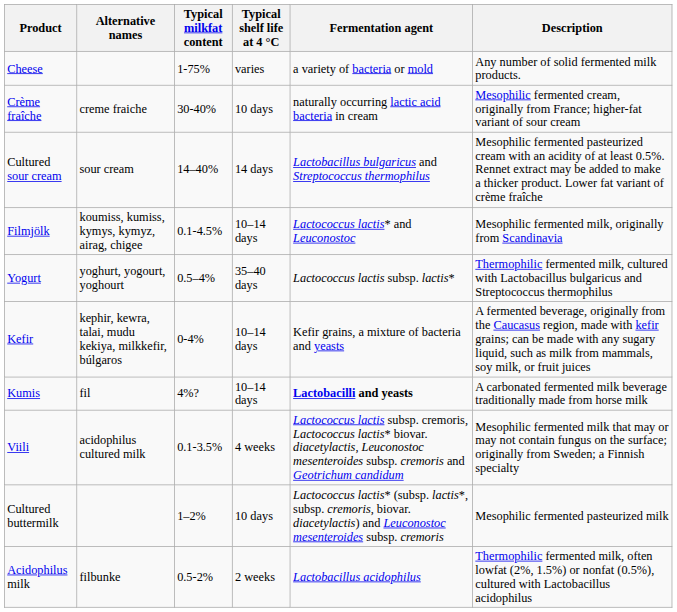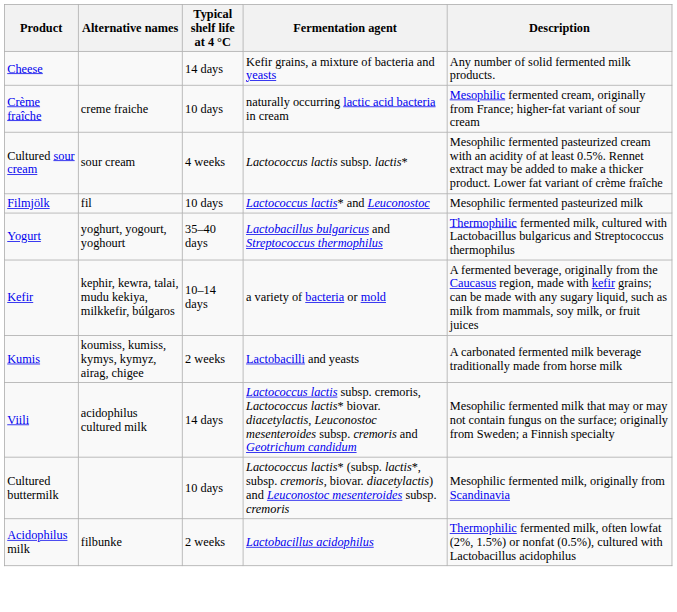- column: (203, 28)
(250, 68) varies -> (204, 68) 14 days
(363, 68) a variety of bacteria or mold -> (340, 68) Kefir grains, a mixture of bacteria and yeasts
(254, 169) 14 days -> (205, 162) 4 weeks
(365, 169) Lactobacillus bulgaricus and Streptococcus thermophilus -> (327, 162) Lactococcus lactis subsp. lactis*
(122, 231) koumiss, kumiss, kymys, kymyz, airag, chigee -> (86, 203) fil
(250, 231) 10–14 days -> (204, 203) 10 days
(569, 231) Mesophilic fermented milk, originally from Scandinavia -> (546, 203) Mesophilic fermented pasteurized milk
(374, 278) Lactococcus lactis subsp. lactis* -> (318, 236) Lactobacillus bulgaricus and Streptococcus thermophilus
(377, 339) Kefir grains, a mixture of bacteria and yeasts -> (316, 297) a variety of bacteria or mold
(85, 393) fil -> (123, 358) koumiss, kumiss, kymys, kymyz, airag, chigee
(250, 393) 10–14 days -> (205, 358) 2 weeks
(353, 393) bold -> (303, 358) normal
(255, 447) 4 weeks -> (204, 420) 14 days
(572, 515) Mesophilic fermented pasteurized milk -> (557, 488) Mesophilic fermented milk, originally from Scandinavia
